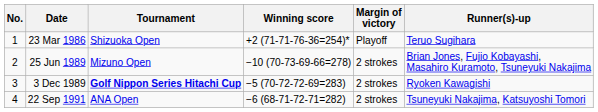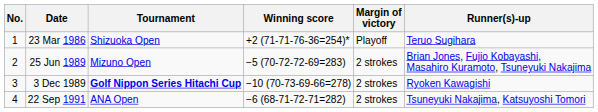(299, 62) −10 (70-73-69-66=278) -> (296, 62) −5 (70-72-72-69=283)
(296, 84) −5 (70-72-72-69=283) -> (299, 84) −10 (70-73-69-66=278)
